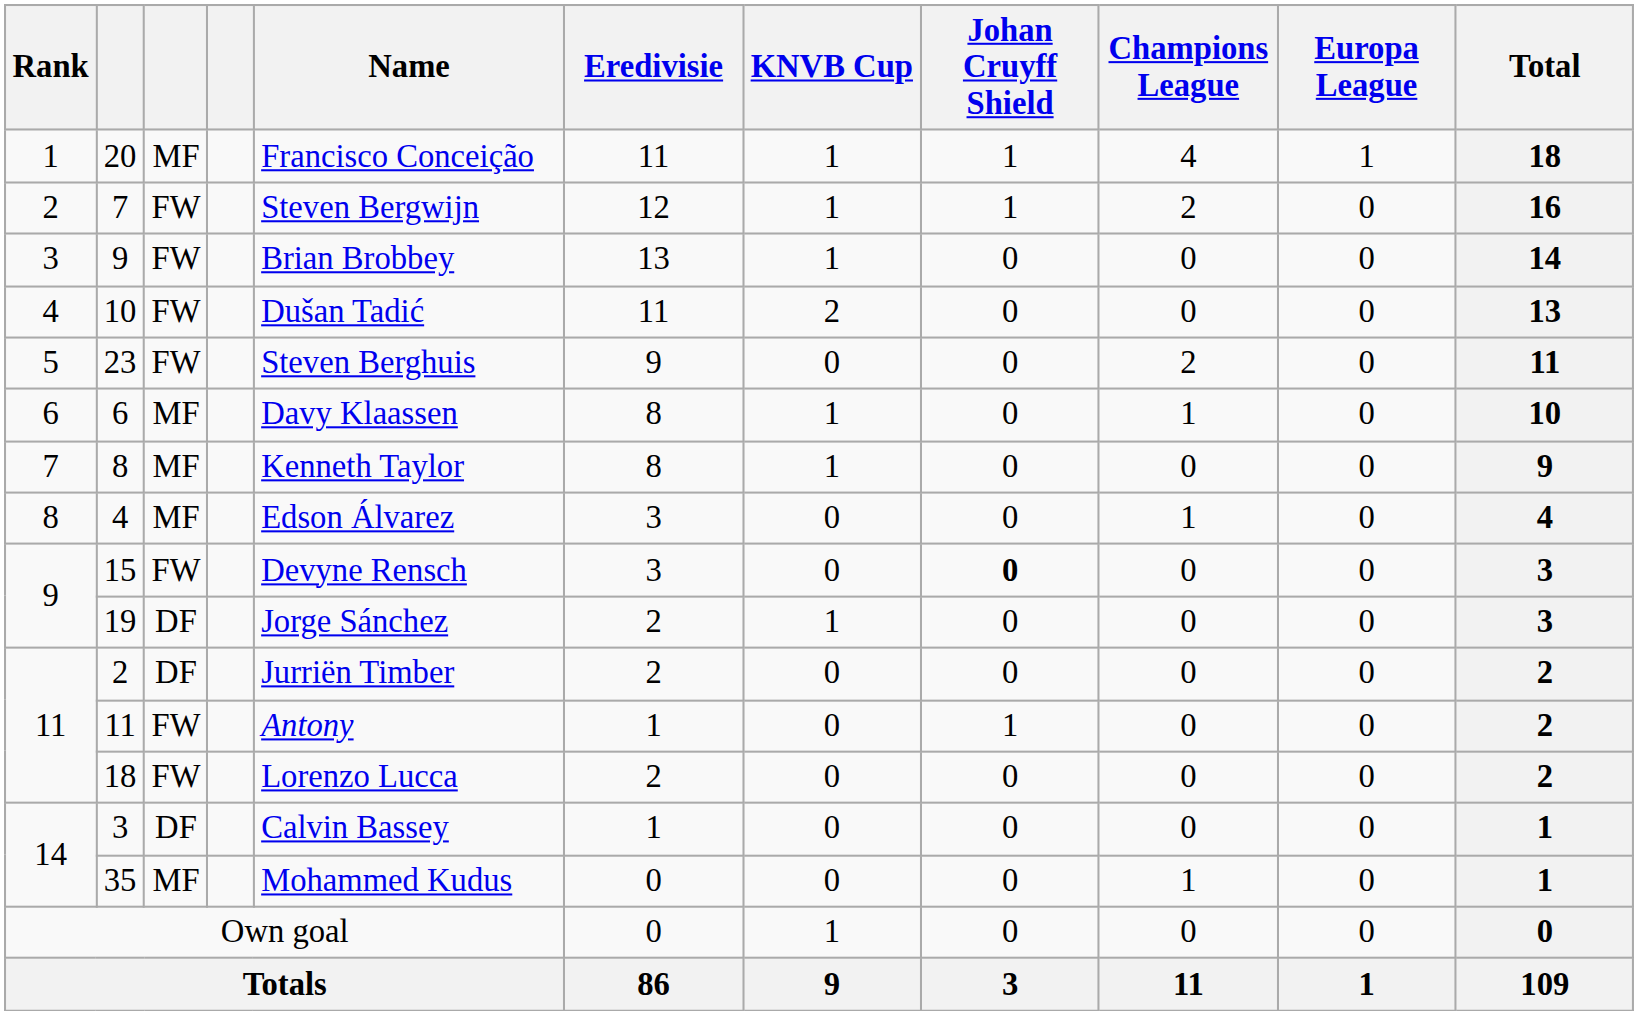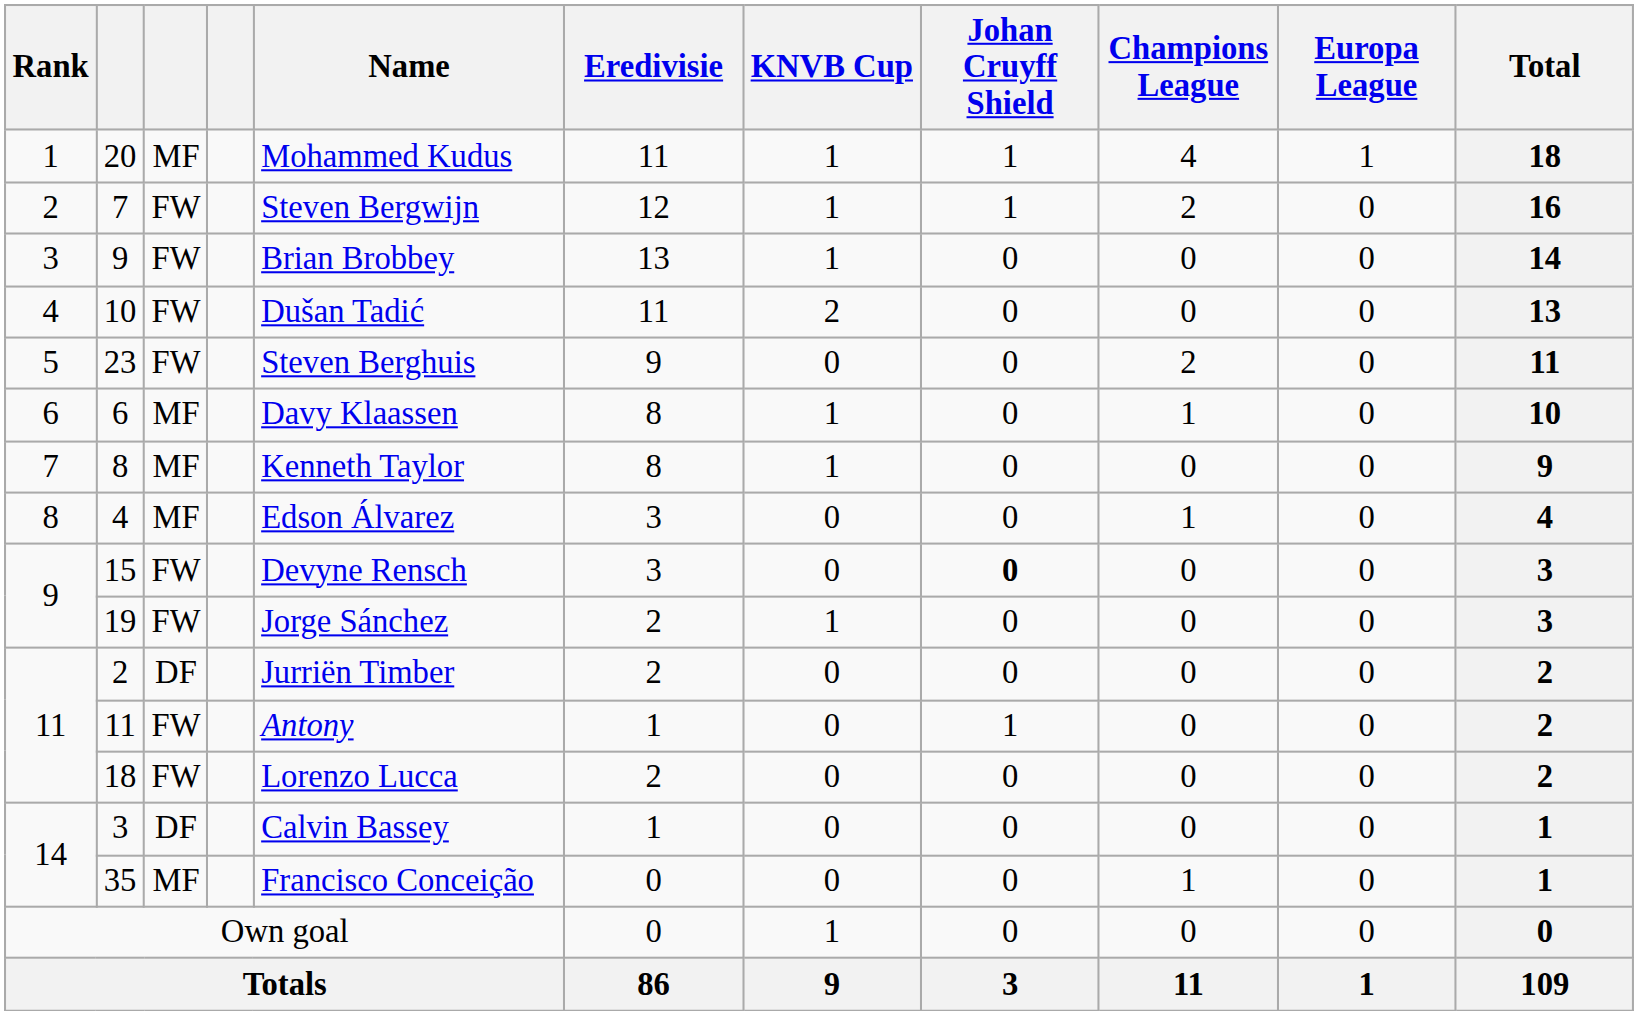(398, 155) Francisco Conceição -> (387, 155) Mohammed Kudus
(176, 621) DF -> (176, 621) FW
(387, 880) Mohammed Kudus -> (398, 880) Francisco Conceição
